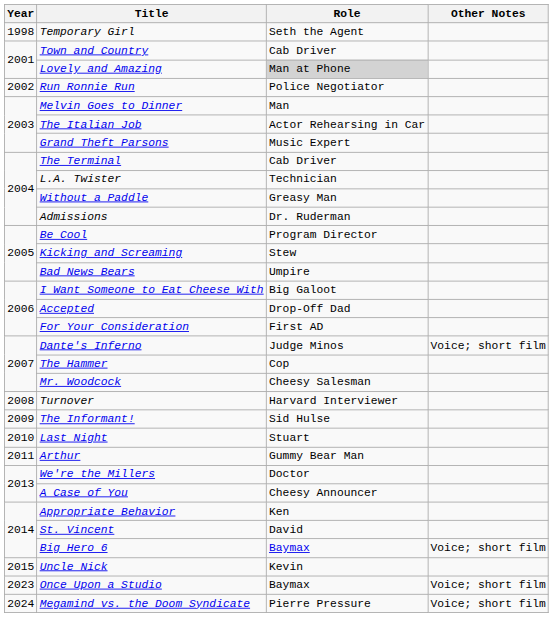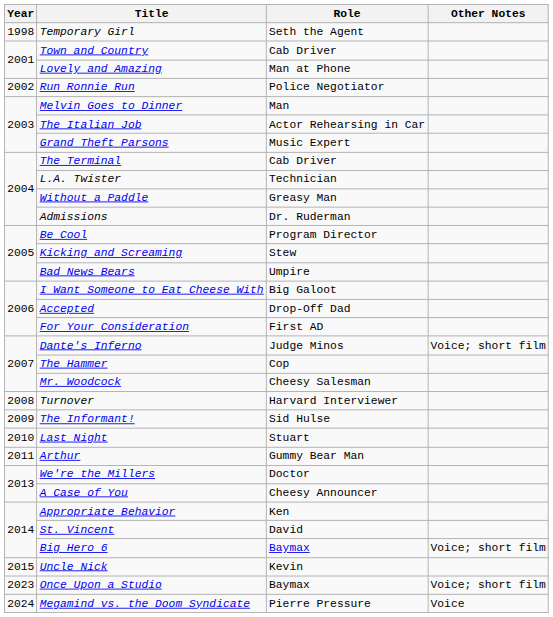(310, 69) lightgrey background -> (310, 69) no background
(488, 604) Voice; short film -> (448, 604) Voice
